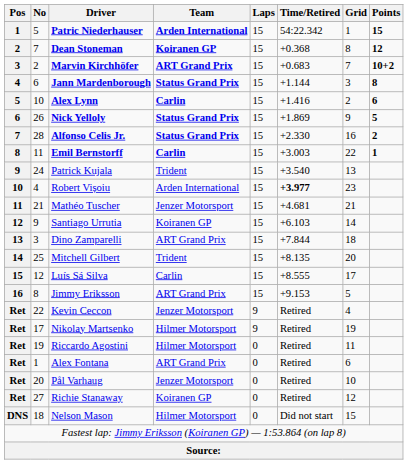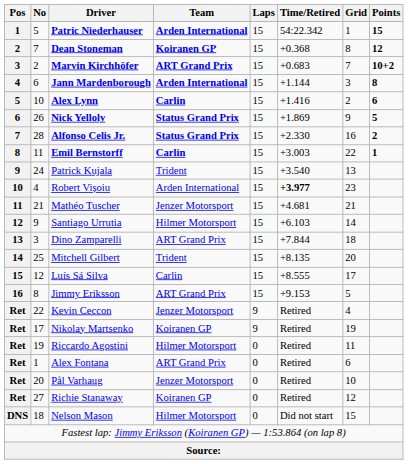(197, 82) Status Grand Prix -> (202, 82) Arden International
(184, 222) Koiranen GP -> (196, 222) Hilmer Motorsport
(196, 327) Hilmer Motorsport -> (184, 327) Koiranen GP
